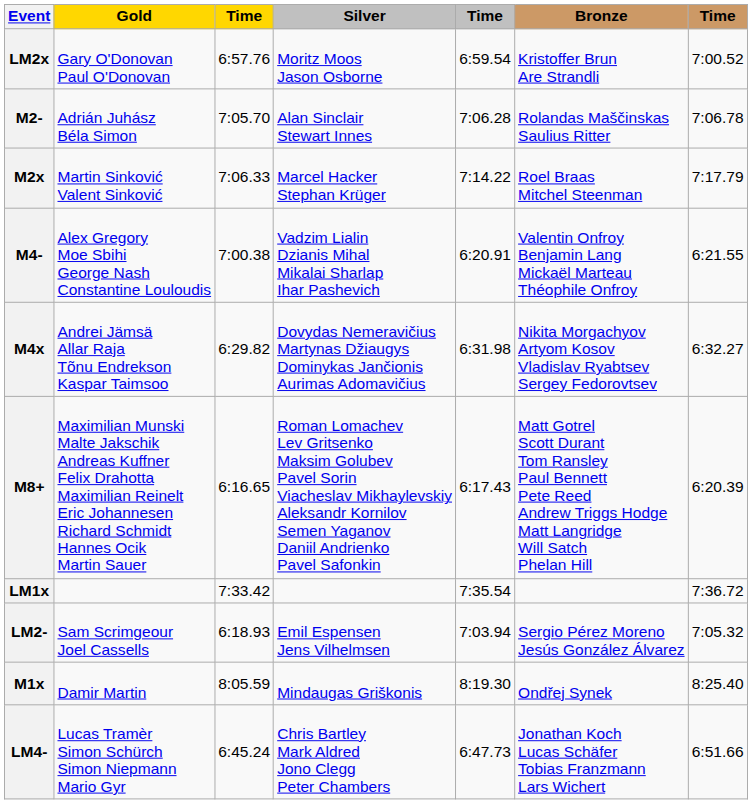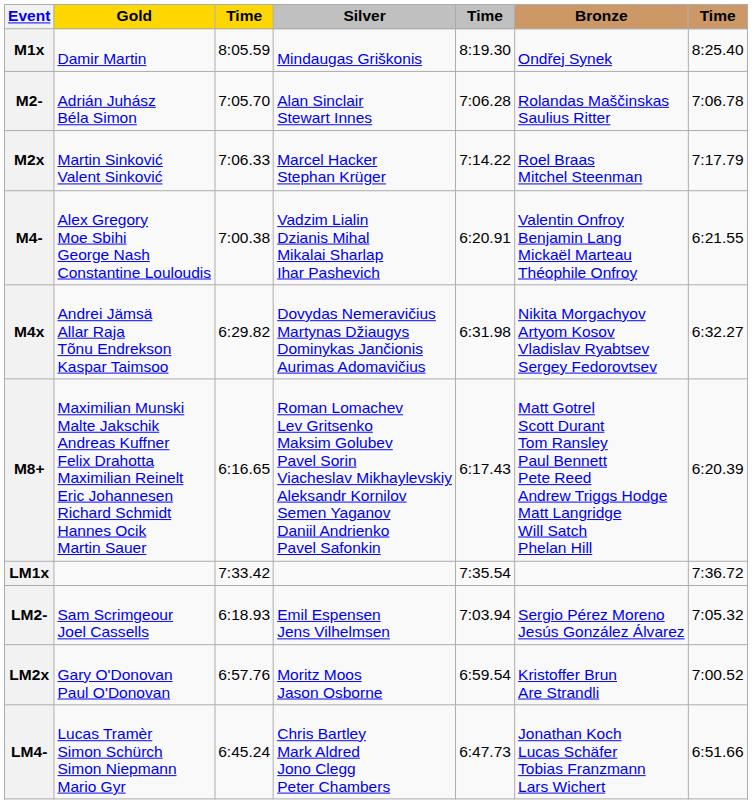rows swapped: (29, 683) <-> (29, 58)
